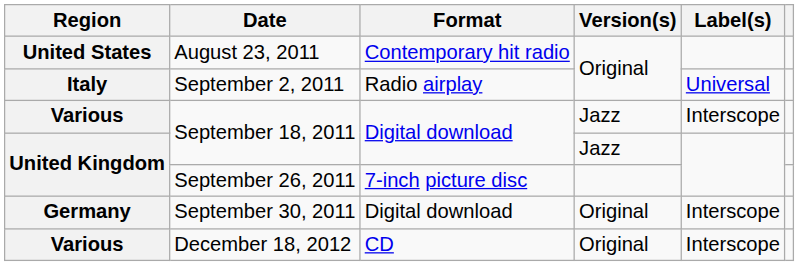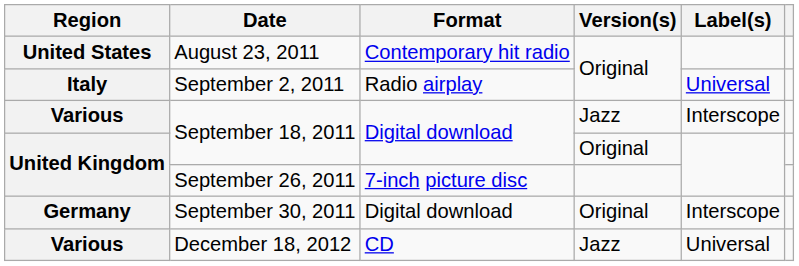(600, 148) Jazz -> (614, 148) Original
(614, 244) Original -> (600, 244) Jazz
(733, 244) Interscope -> (728, 244) Universal
